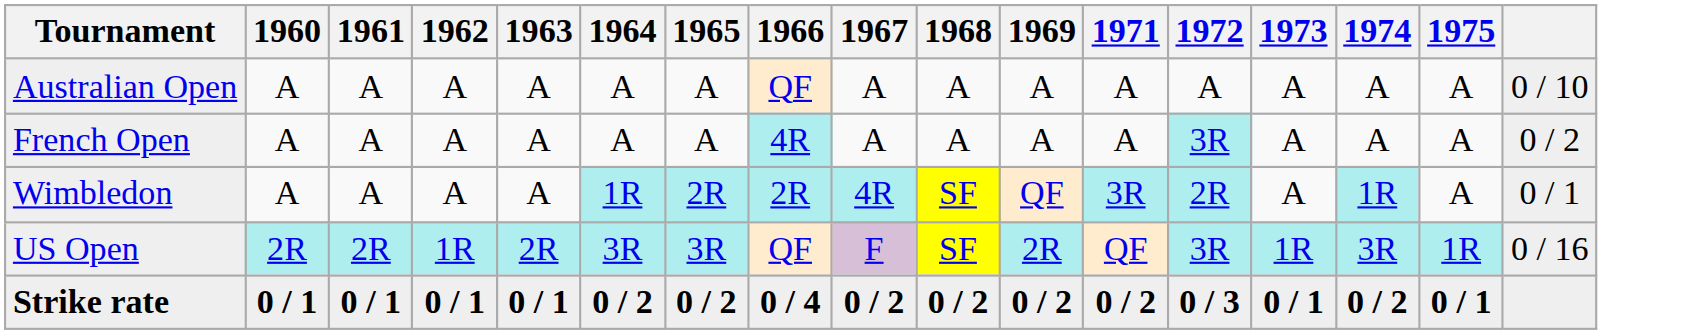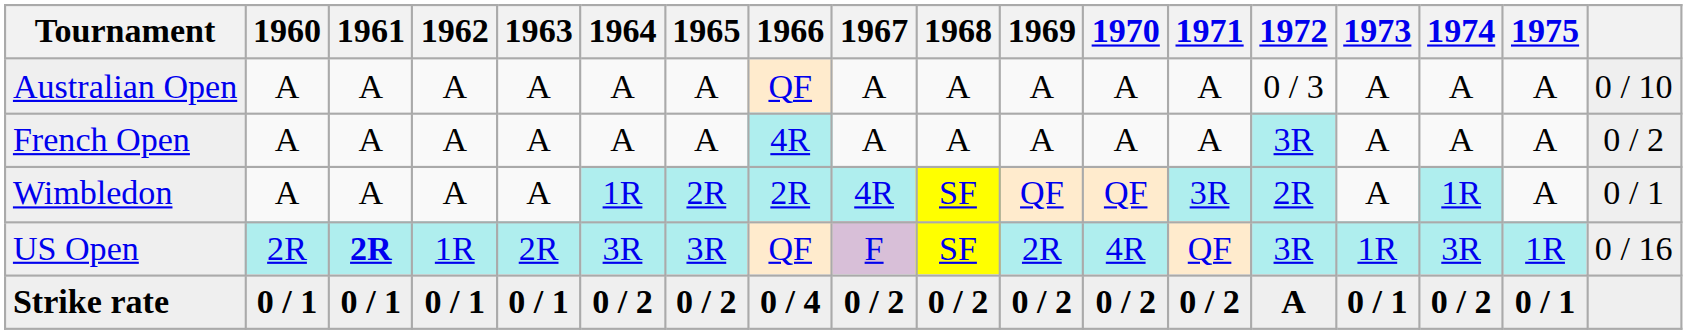+ column: (1126, 31)
(1210, 85) A -> (1293, 85) 0 / 3
(371, 247) normal -> (371, 247) bold
(1210, 301) 0 / 3 -> (1293, 301) A
